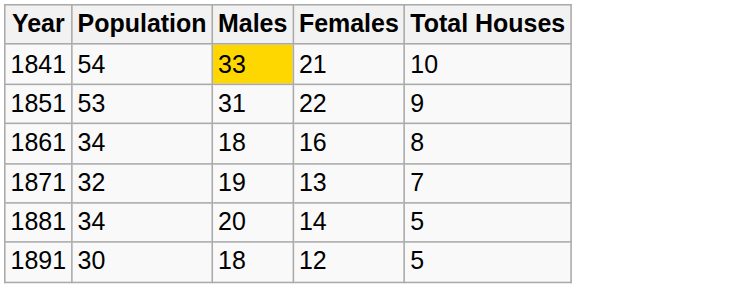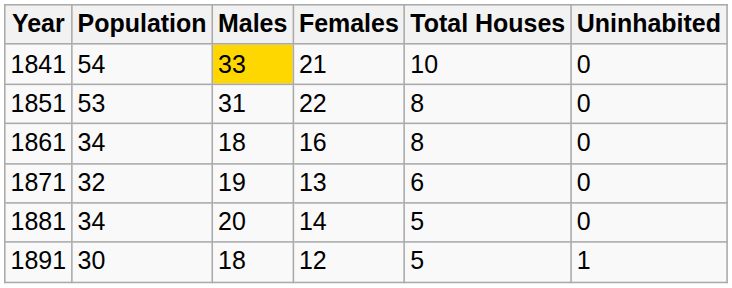+ column: (649, 24)
(417, 103) 9 -> (417, 103) 8
(417, 182) 7 -> (417, 182) 6
